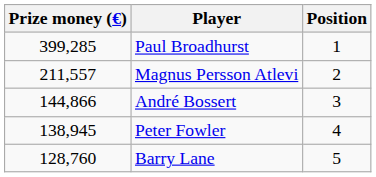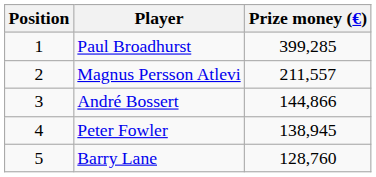columns swapped: (337, 18) <-> (68, 18)
